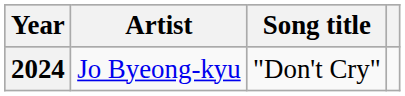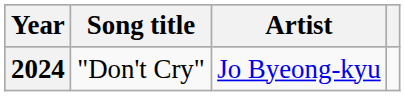columns swapped: (317, 25) <-> (159, 25)
